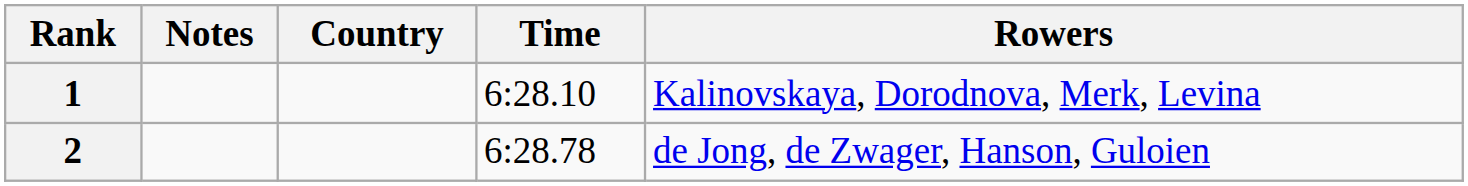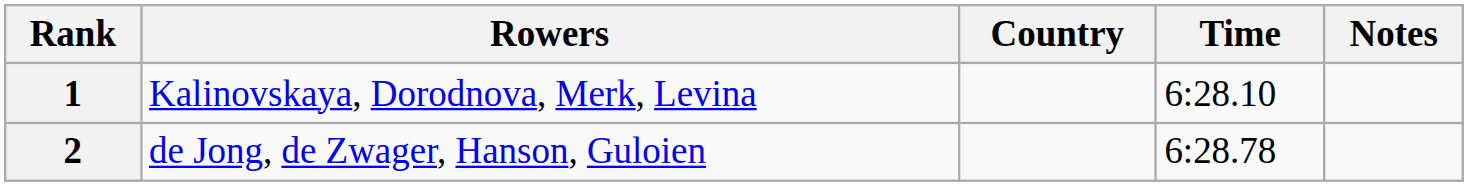columns swapped: (1054, 33) <-> (209, 33)
